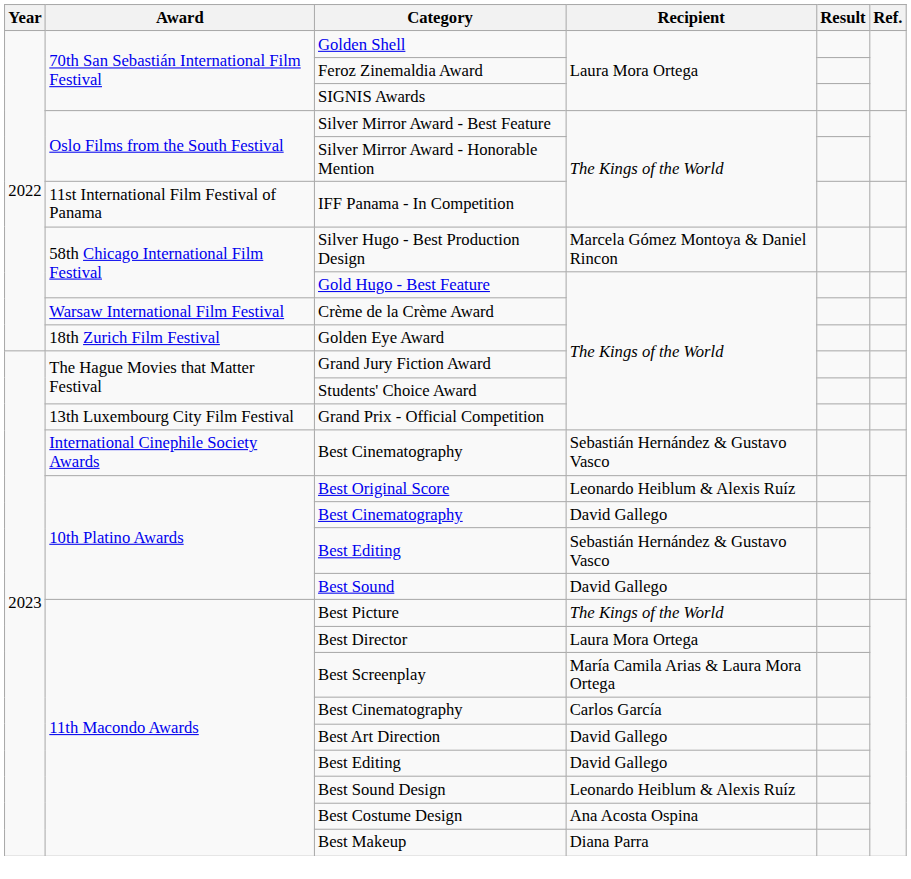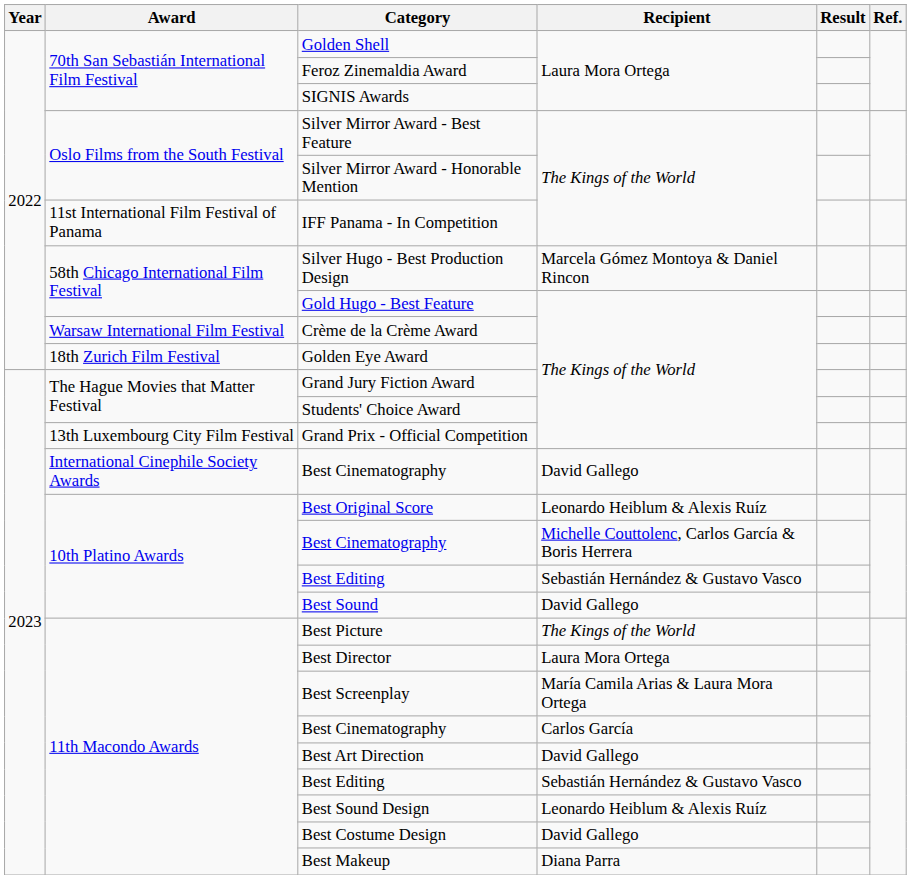(678, 452) Sebastián Hernández & Gustavo Vasco -> (590, 471) David Gallego
(619, 514) David Gallego -> (668, 542) Michelle Couttolenc, Carlos García & Boris Herrera
(619, 763) David Gallego -> (671, 782) Sebastián Hernández & Gustavo Vasco
(634, 816) Ana Acosta Ospina -> (590, 834) David Gallego
